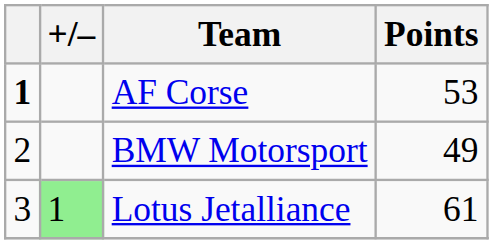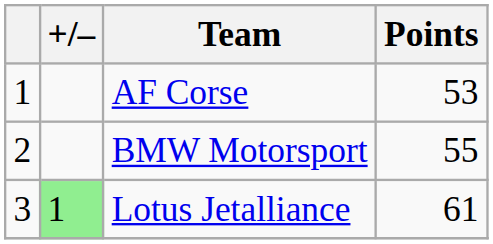(22, 92) bold -> (22, 92) normal
(461, 150) 49 -> (461, 150) 55
